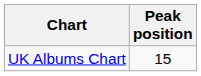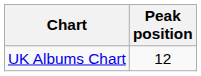(163, 58) 15 -> (163, 58) 12
